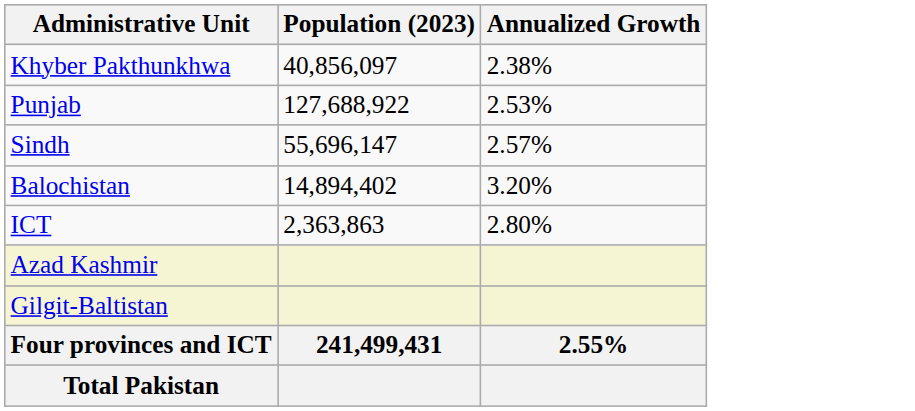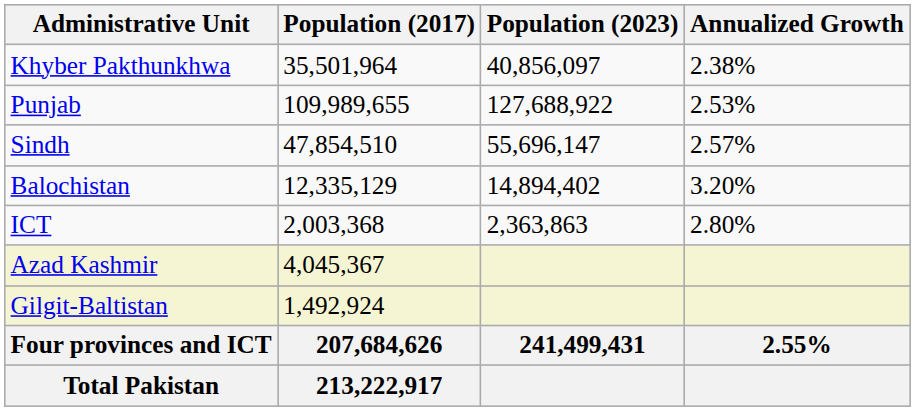+ column: (379, 24)
